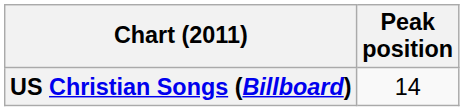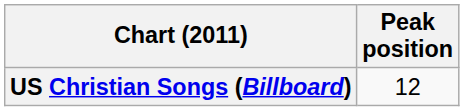(408, 86) 14 -> (408, 86) 12
